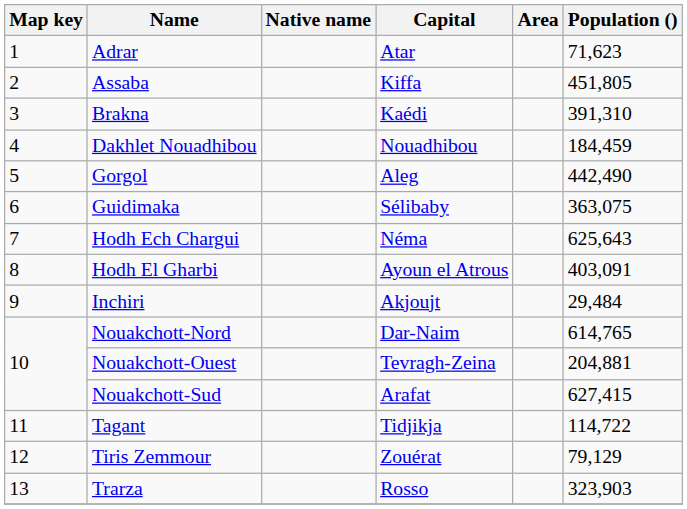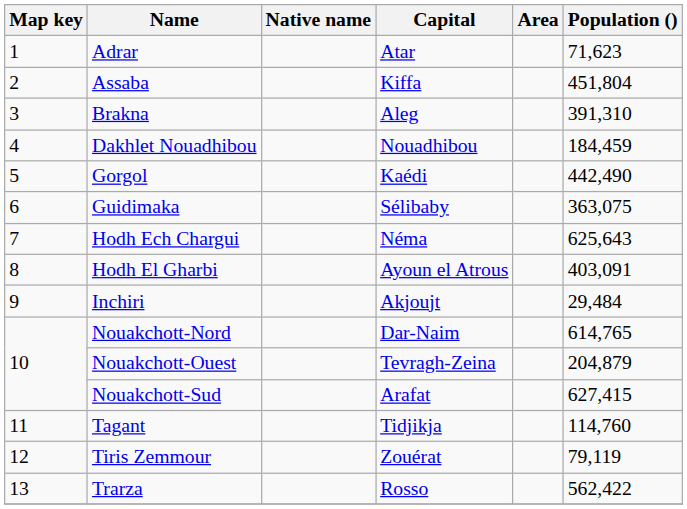(600, 82) 451,805 -> (600, 82) 451,804
(404, 113) Kaédi -> (399, 113) Aleg
(399, 176) Aleg -> (404, 176) Kaédi
(600, 363) 204,881 -> (600, 363) 204,879
(599, 425) 114,722 -> (599, 425) 114,760
(595, 457) 79,129 -> (594, 457) 79,119
(600, 488) 323,903 -> (600, 488) 562,422
